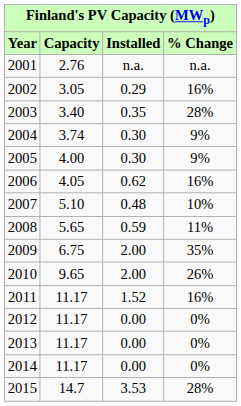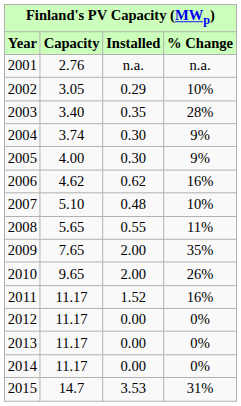(200, 89) 16% -> (200, 89) 10%
(72, 181) 4.05 -> (72, 181) 4.62
(133, 227) 0.59 -> (133, 227) 0.55
(72, 250) 6.75 -> (72, 250) 7.65
(200, 389) 28% -> (200, 389) 31%
